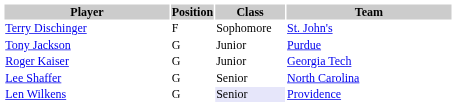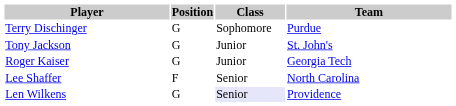(175, 28) F -> (176, 28) G
(310, 28) St. John's -> (304, 28) Purdue
(304, 45) Purdue -> (310, 45) St. John's
(176, 78) G -> (175, 78) F
